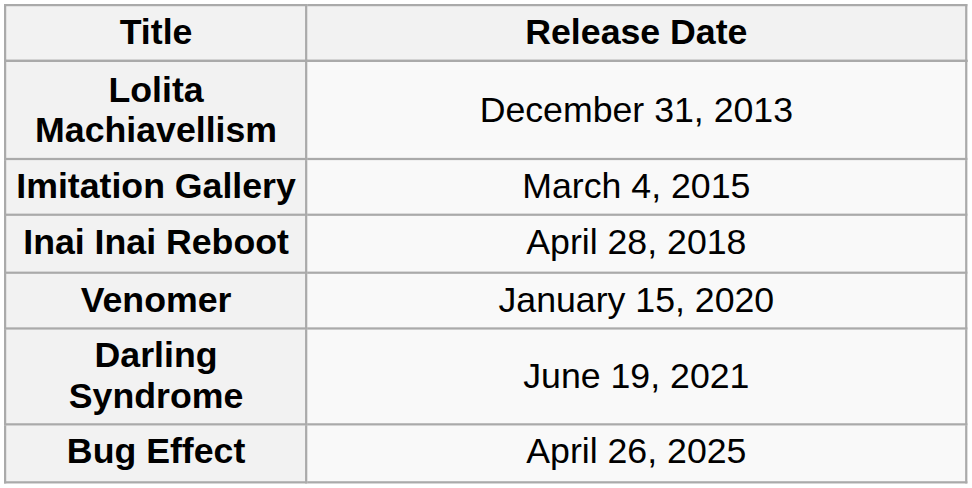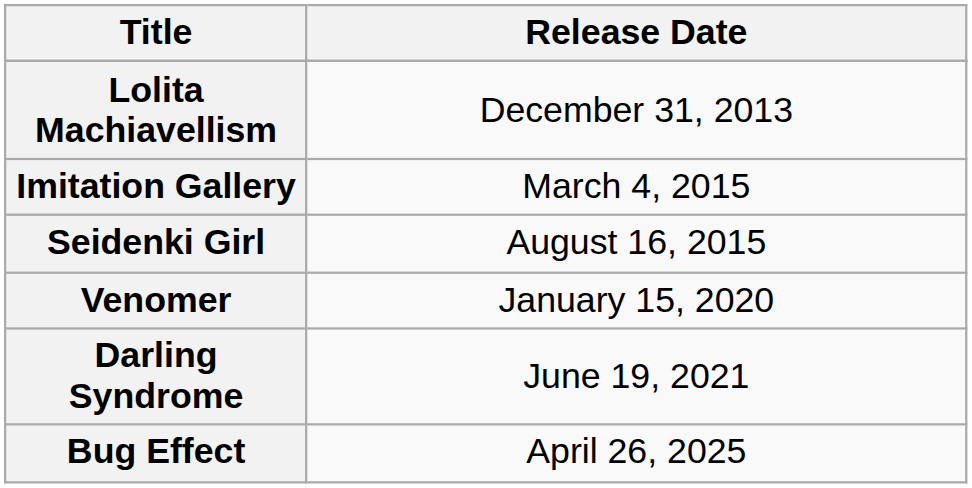+ row: (156, 242)
- row: (156, 242)
